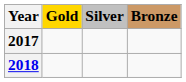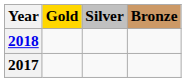rows swapped: (23, 41) <-> (23, 65)
